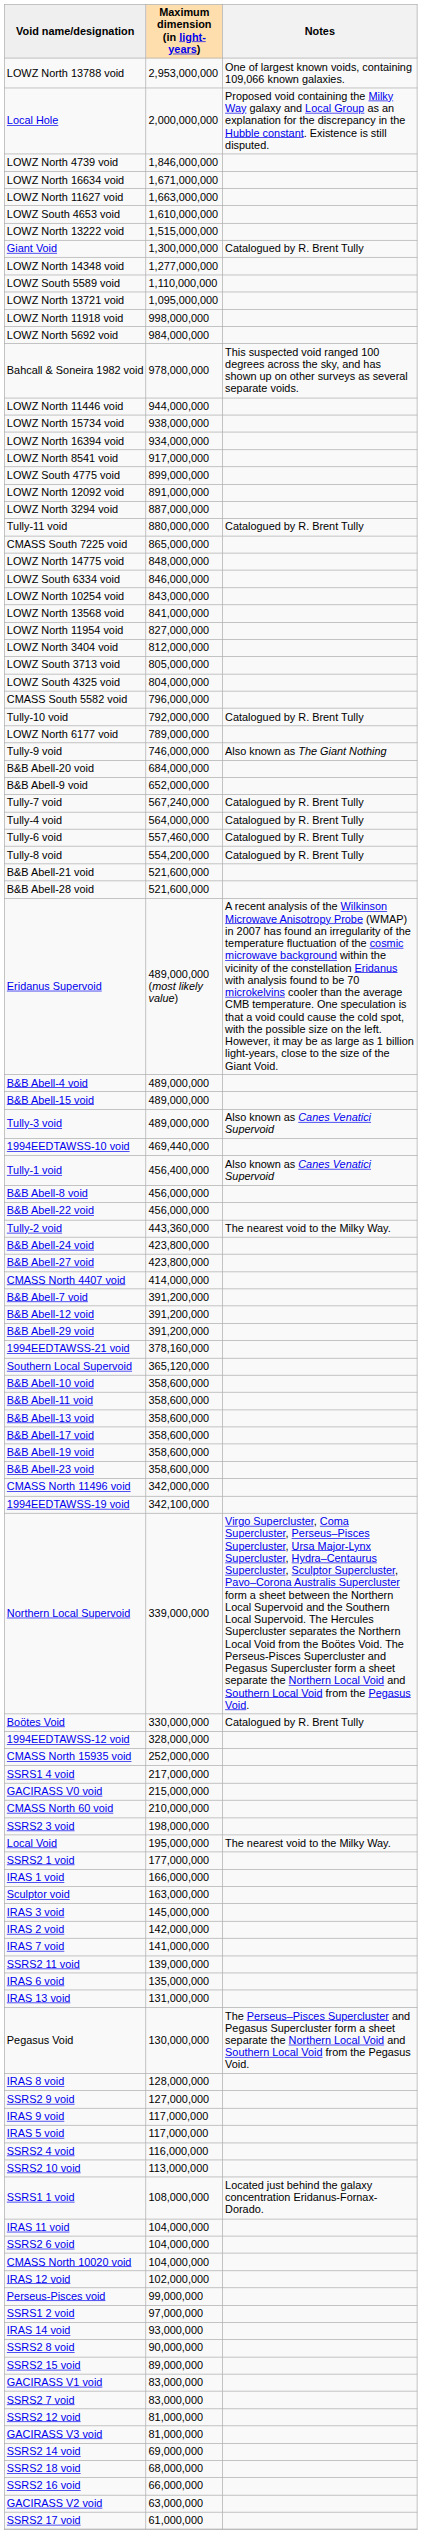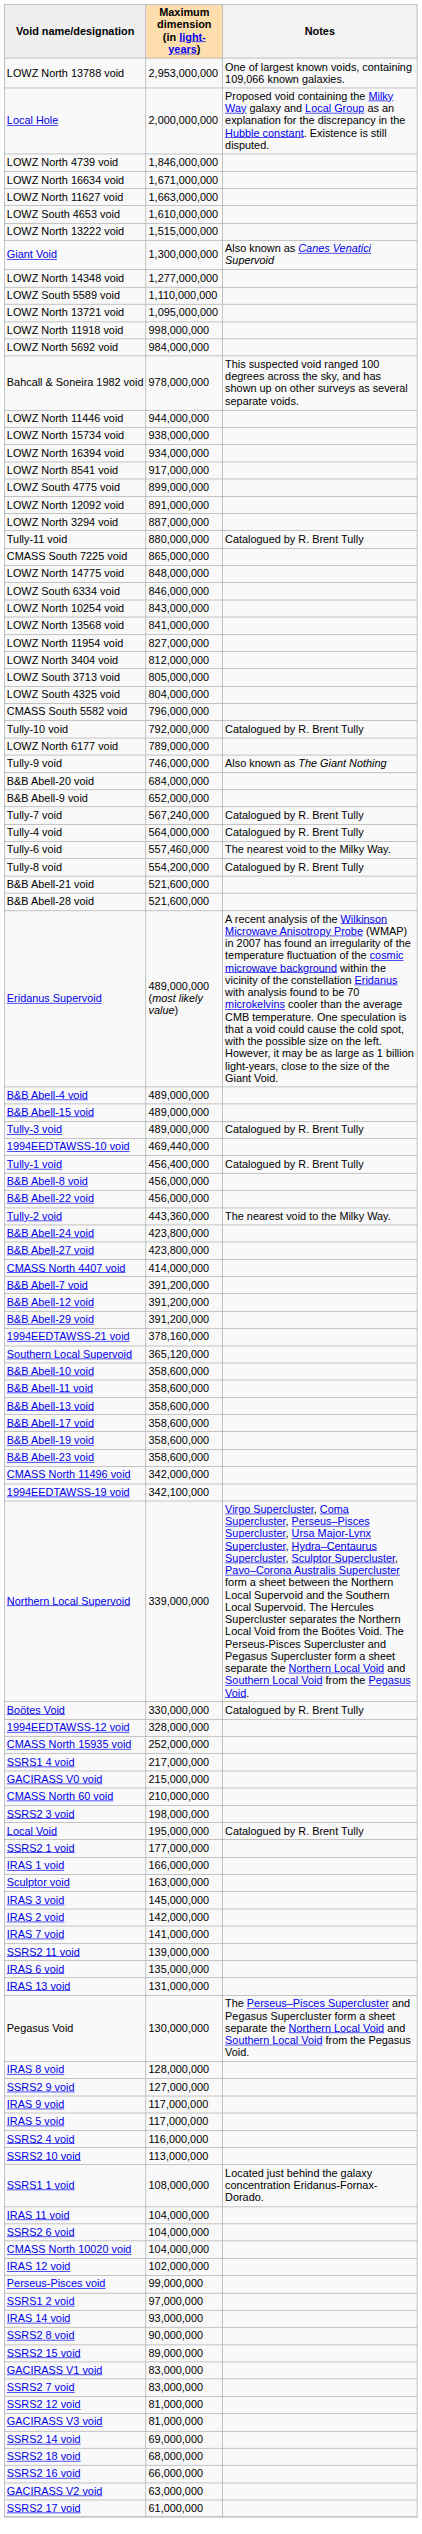(294, 249) Catalogued by R. Brent Tully -> (298, 255) Also known as Canes Venatici Supervoid
(294, 837) Catalogued by R. Brent Tully -> (308, 850) The nearest void to the Milky Way.
(298, 1123) Also known as Canes Venatici Supervoid -> (294, 1130) Catalogued by R. Brent Tully
(298, 1170) Also known as Canes Venatici Supervoid -> (294, 1164) Catalogued by R. Brent Tully
(308, 1843) The nearest void to the Milky Way. -> (294, 1831) Catalogued by R. Brent Tully
